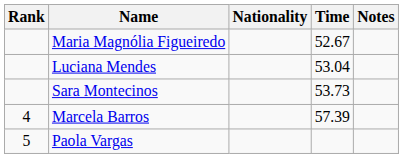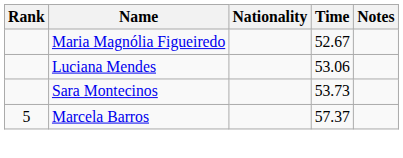(332, 66) 53.04 -> (332, 66) 53.06
(26, 116) 4 -> (26, 116) 5
(332, 116) 57.39 -> (332, 116) 57.37
- row: (92, 141)
